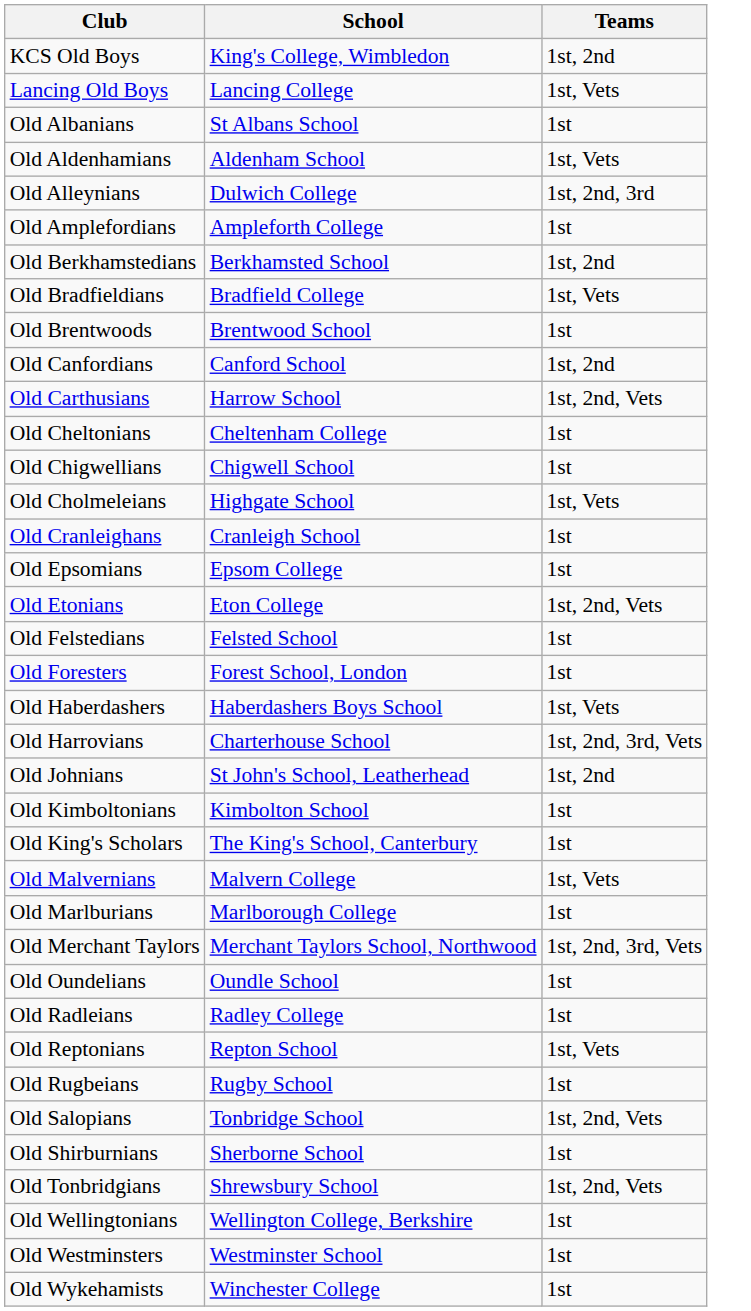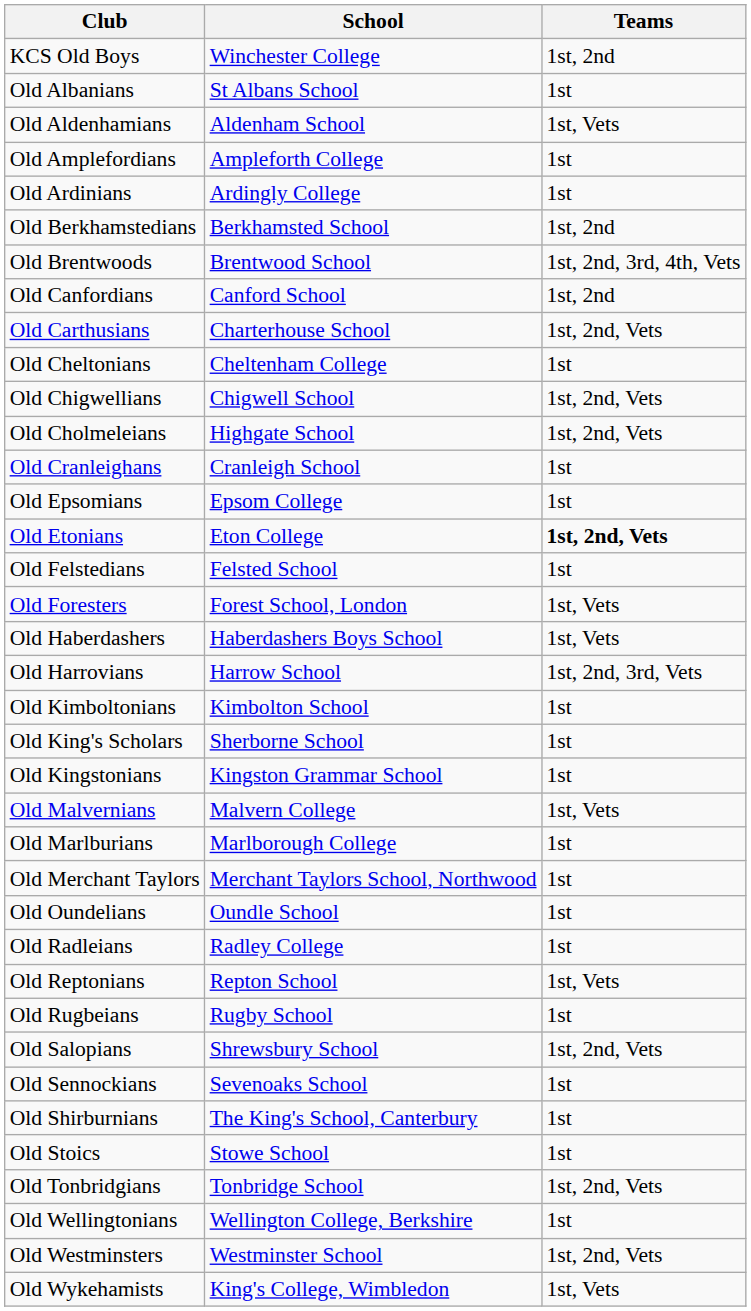(329, 55) King's College, Wimbledon -> (295, 55) Winchester College
- row: (89, 90)
- row: (75, 192)
+ row: (71, 192)
- row: (87, 295)
(559, 329) 1st -> (643, 261) 1st, 2nd, 3rd, 4th, Vets
(275, 398) Harrow School -> (300, 329) Charterhouse School
(559, 466) 1st -> (604, 398) 1st, 2nd, Vets
(583, 501) 1st, Vets -> (604, 432) 1st, 2nd, Vets
(604, 603) normal -> (607, 535) bold
(559, 672) 1st -> (583, 603) 1st, Vets
(300, 741) Charterhouse School -> (275, 672) Harrow School
- row: (66, 775)
(344, 843) The King's School, Canterbury -> (287, 741) Sherborne School
+ row: (86, 775)
(624, 946) 1st, 2nd, 3rd, Vets -> (559, 878) 1st
(287, 1117) Tonbridge School -> (294, 1049) Shrewsbury School
+ row: (83, 1083)
(287, 1152) Sherborne School -> (344, 1117) The King's School, Canterbury
+ row: (55, 1152)
(294, 1186) Shrewsbury School -> (287, 1186) Tonbridge School
(559, 1254) 1st -> (604, 1254) 1st, 2nd, Vets
(295, 1289) Winchester College -> (329, 1289) King's College, Wimbledon
(559, 1289) 1st -> (583, 1289) 1st, Vets
